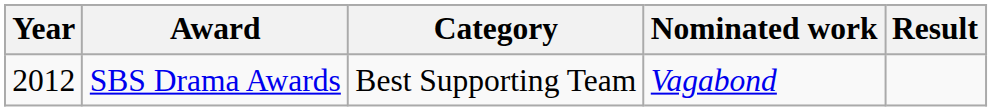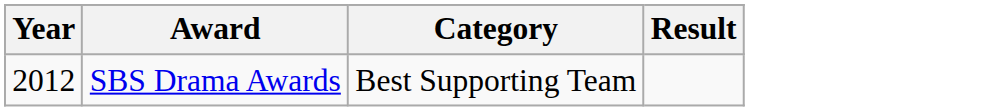- column: (764, 29)
